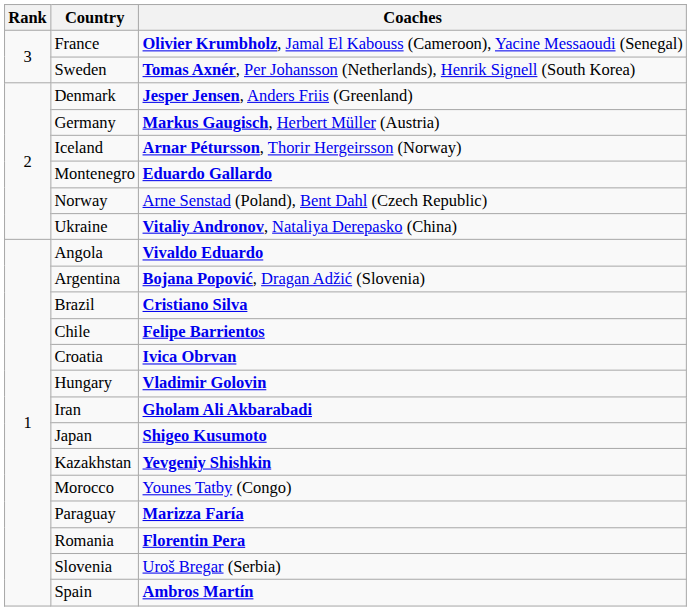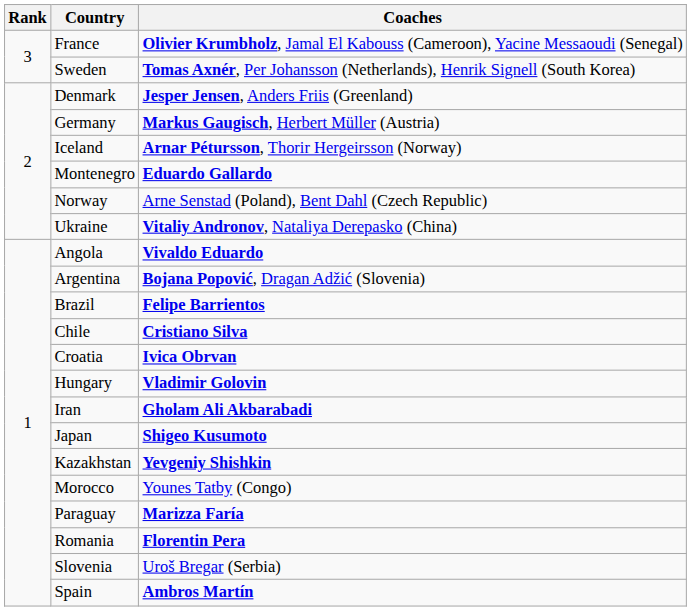(195, 305) Cristiano Silva -> (204, 305) Felipe Barrientos
(204, 331) Felipe Barrientos -> (195, 331) Cristiano Silva
